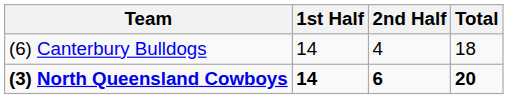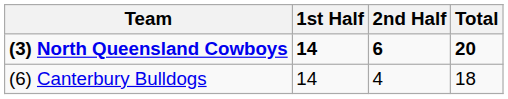rows swapped: (148, 78) <-> (108, 49)
